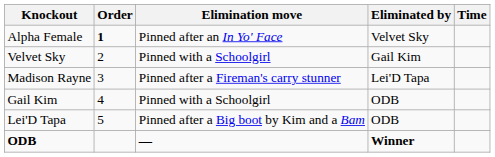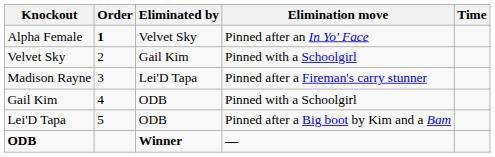columns swapped: (411, 15) <-> (252, 15)
